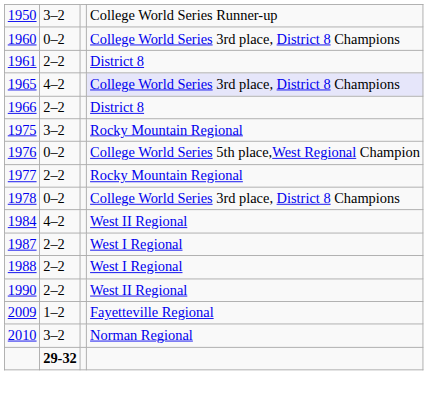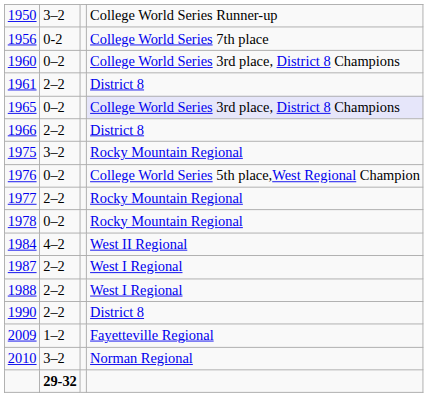+ row: (22, 38)
(54, 84) 4–2 -> (54, 107) 0–2
(245, 198) College World Series 3rd place, District 8 Champions -> (166, 221) Rocky Mountain Regional
(139, 289) West II Regional -> (117, 312) District 8
